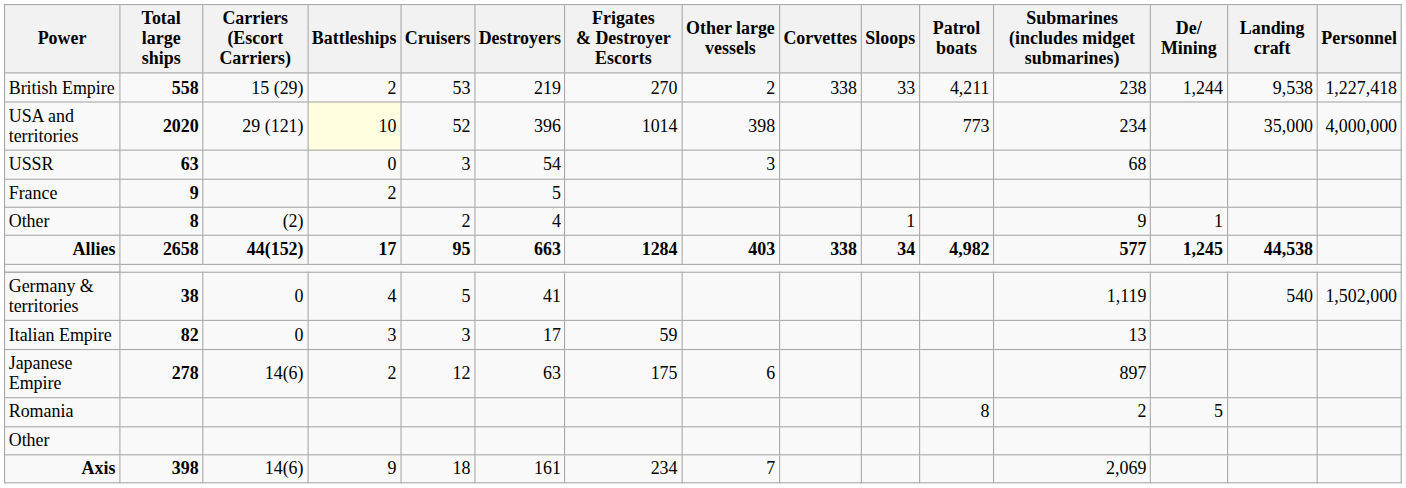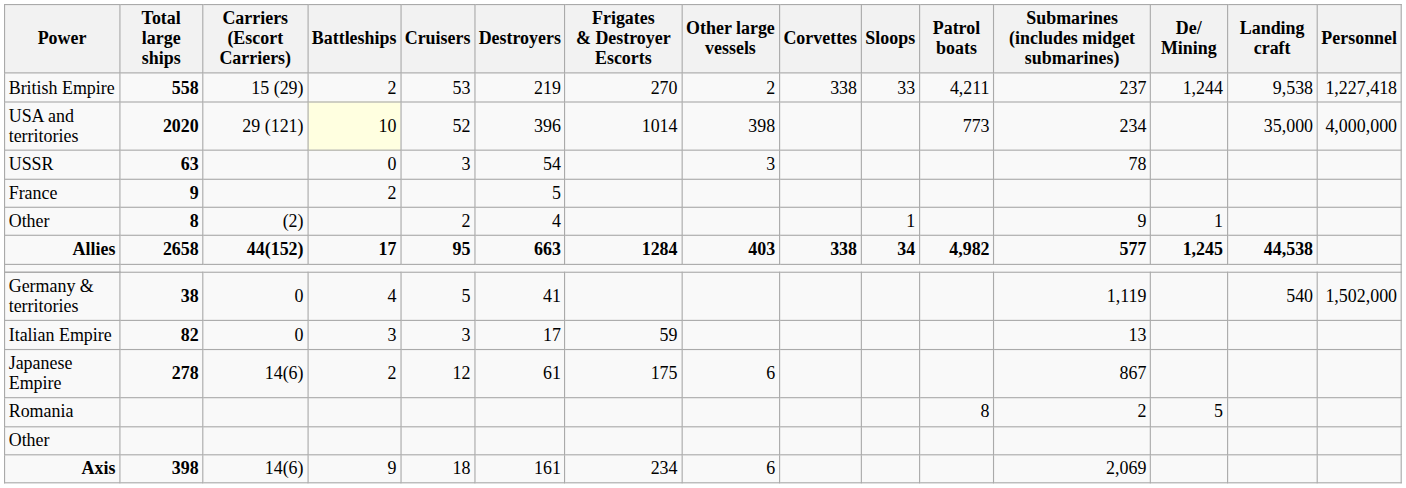(1133, 87) 238 -> (1133, 87) 237
(1137, 164) 68 -> (1137, 164) 78
(552, 373) 63 -> (552, 373) 61
(1133, 373) 897 -> (1133, 373) 867
(771, 468) 7 -> (771, 468) 6
